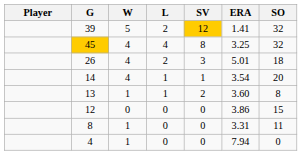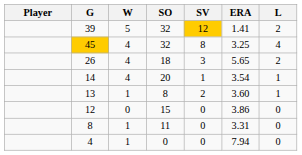columns swapped: (165, 12) <-> (278, 12)
(241, 61) 5.01 -> (241, 61) 5.65
